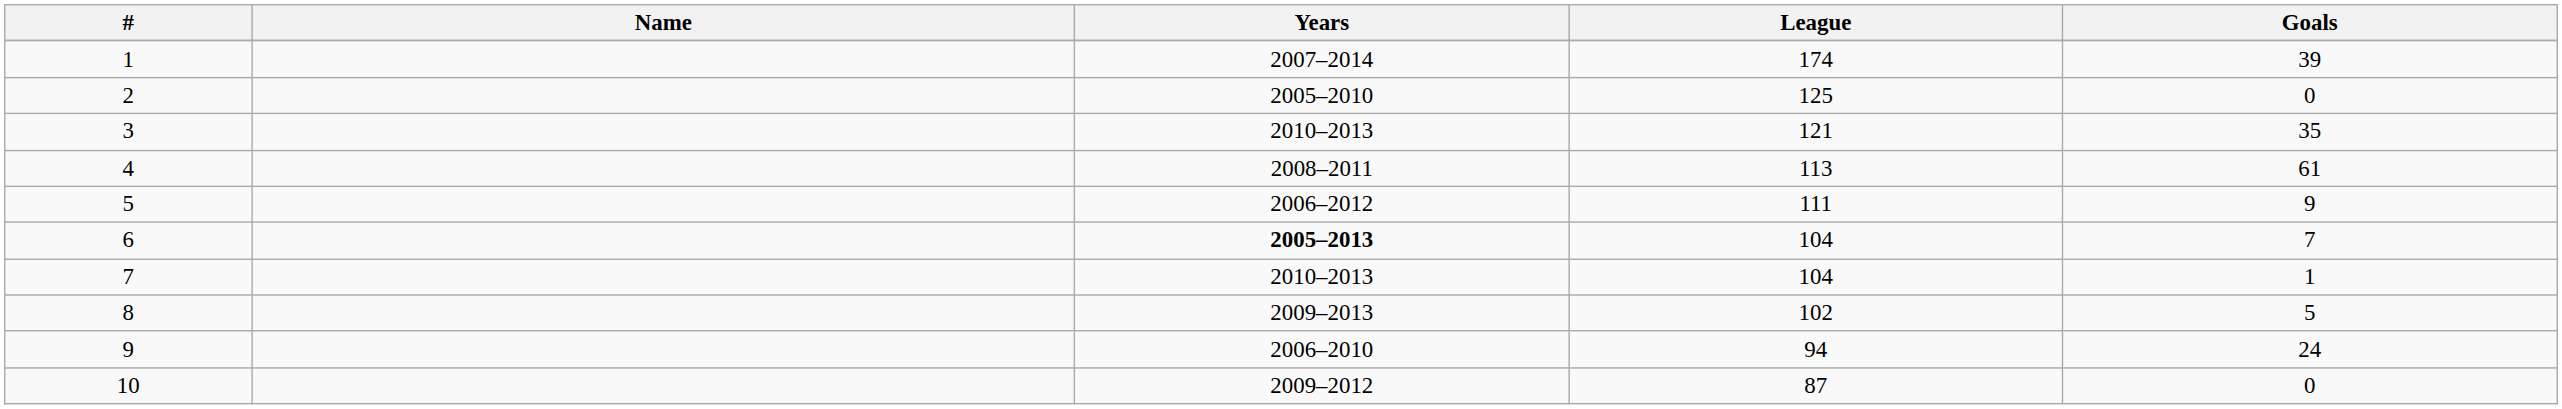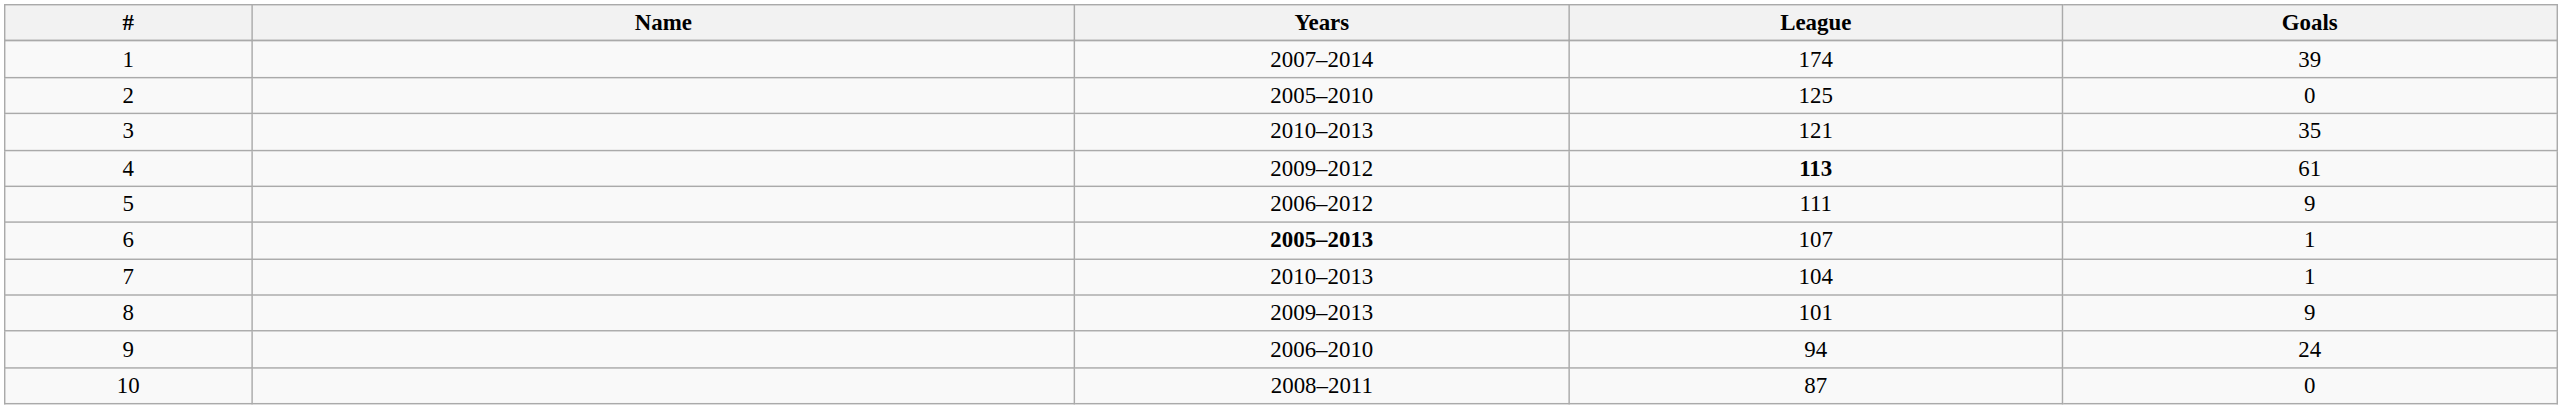(1322, 167) 2008–2011 -> (1322, 167) 2009–2012
(1816, 167) normal -> (1816, 167) bold
(1816, 240) 104 -> (1816, 240) 107
(2310, 240) 7 -> (2310, 240) 1
(1816, 312) 102 -> (1816, 312) 101
(2310, 312) 5 -> (2310, 312) 9
(1322, 385) 2009–2012 -> (1322, 385) 2008–2011
